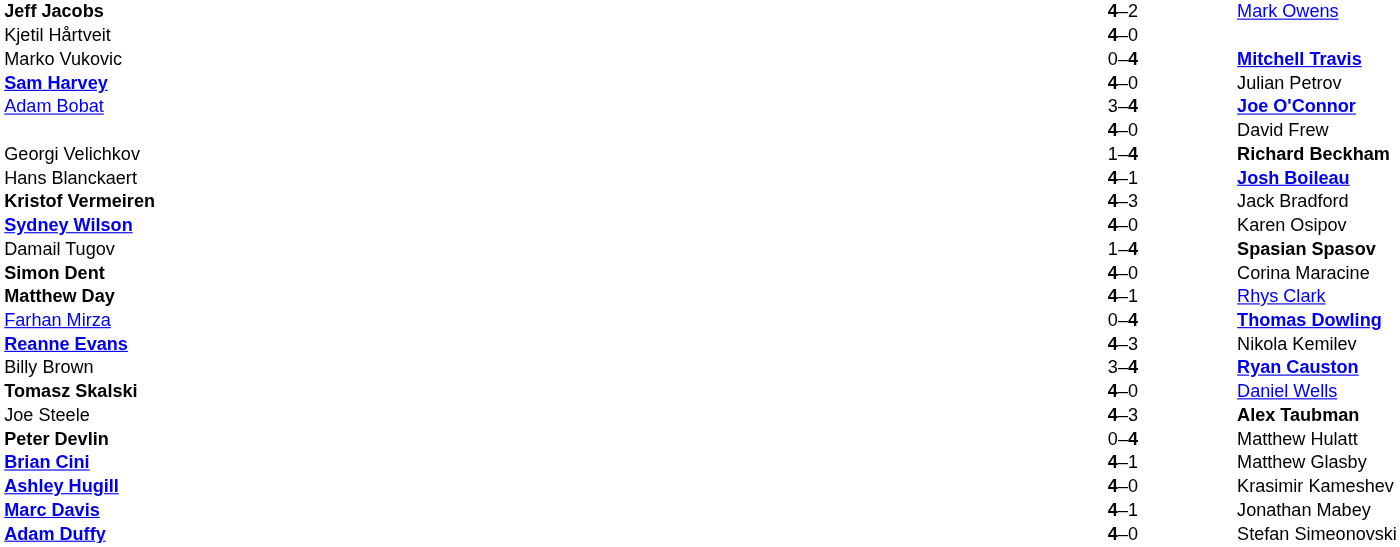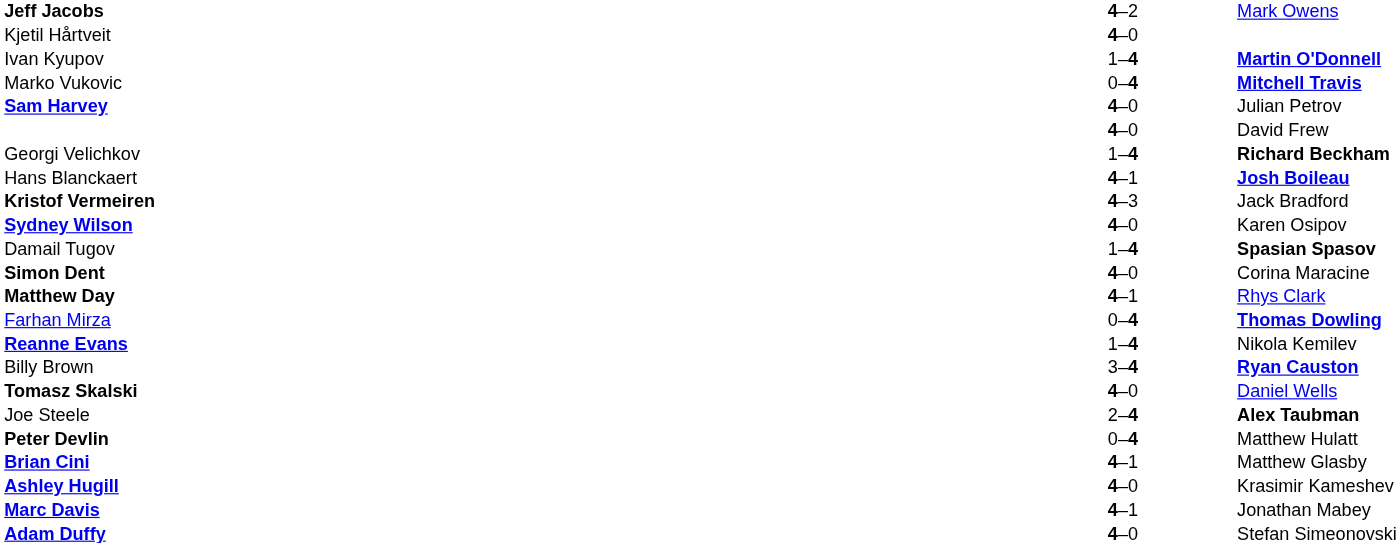+ row: (54, 59)
- row: (54, 106)
(1123, 343) 4–3 -> (1123, 343) 1–4
(1123, 415) 4–3 -> (1123, 415) 2–4
